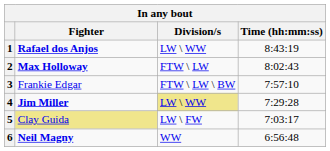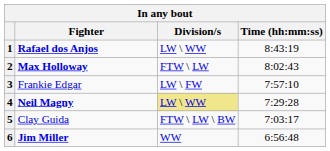(198, 84) FTW \ LW \ BW -> (181, 84) LW \ FW
(43, 102) Jim Miller -> (46, 102) Neil Magny
(43, 119) khaki background -> (43, 119) no background
(181, 119) LW \ FW -> (198, 119) FTW \ LW \ BW
(46, 137) Neil Magny -> (43, 137) Jim Miller
